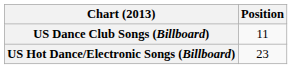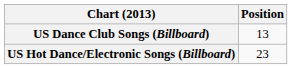(262, 34) 11 -> (262, 34) 13
